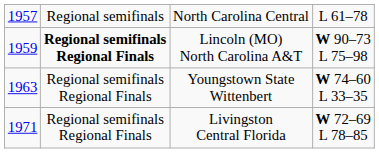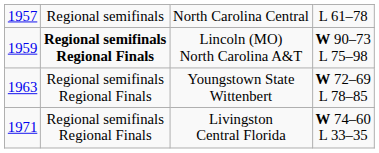(343, 87) W 74–60 L 33–35 -> (343, 87) W 72–69 L 78–85
(343, 127) W 72–69 L 78–85 -> (343, 127) W 74–60 L 33–35
